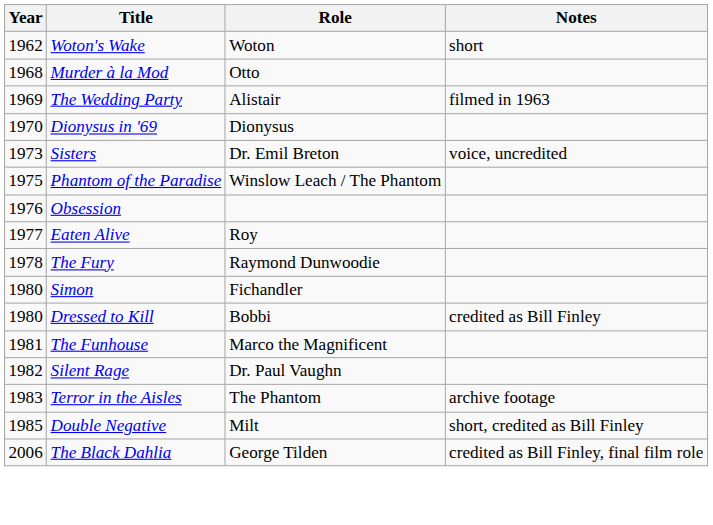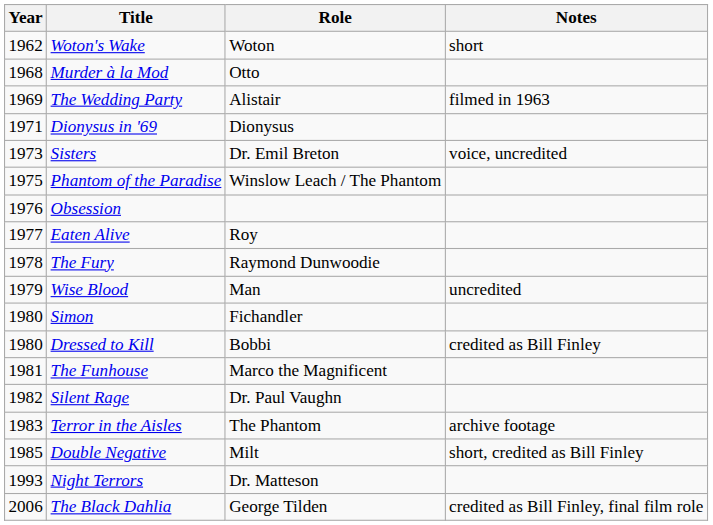(26, 126) 1970 -> (26, 126) 1971
+ row: (89, 289)
+ row: (97, 479)
